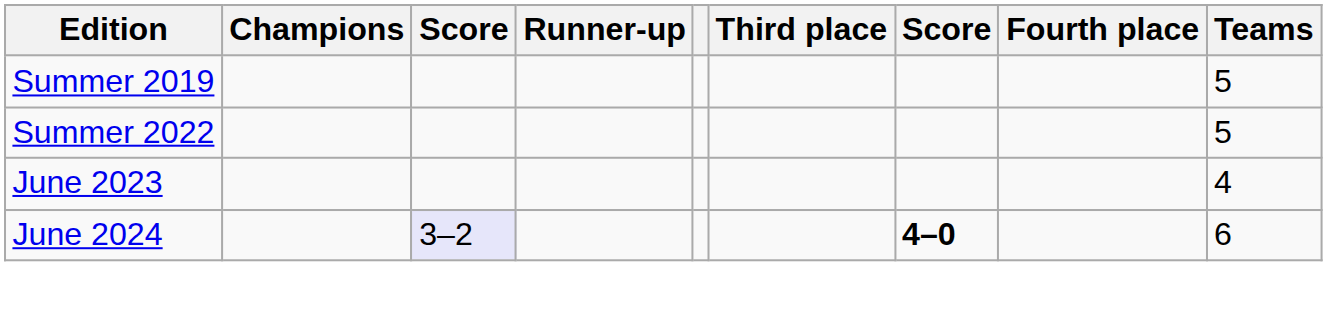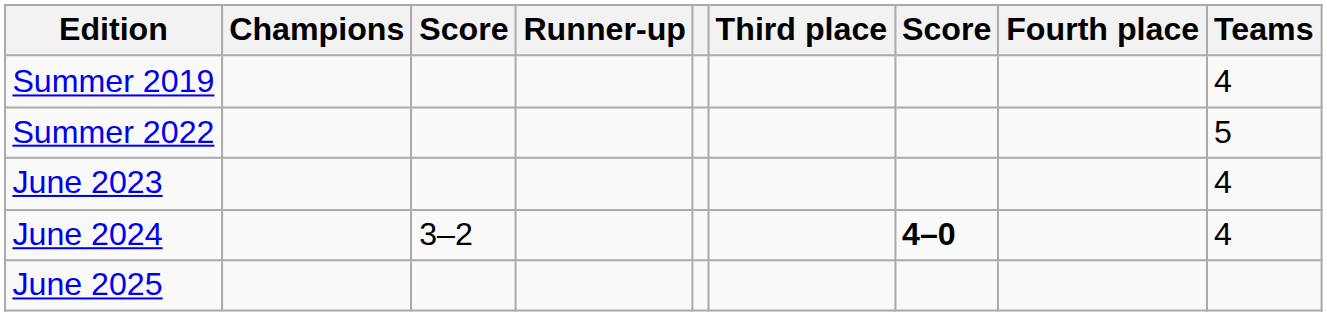(1223, 81) 5 -> (1223, 81) 4
(446, 234) lavender background -> (446, 234) no background
(1223, 234) 6 -> (1223, 234) 4
+ row: (88, 285)
